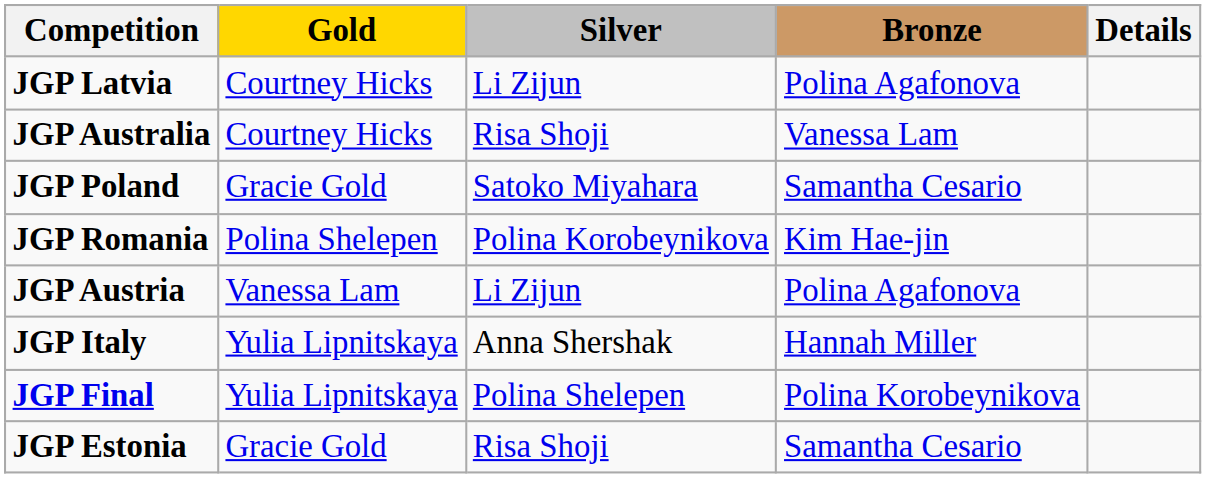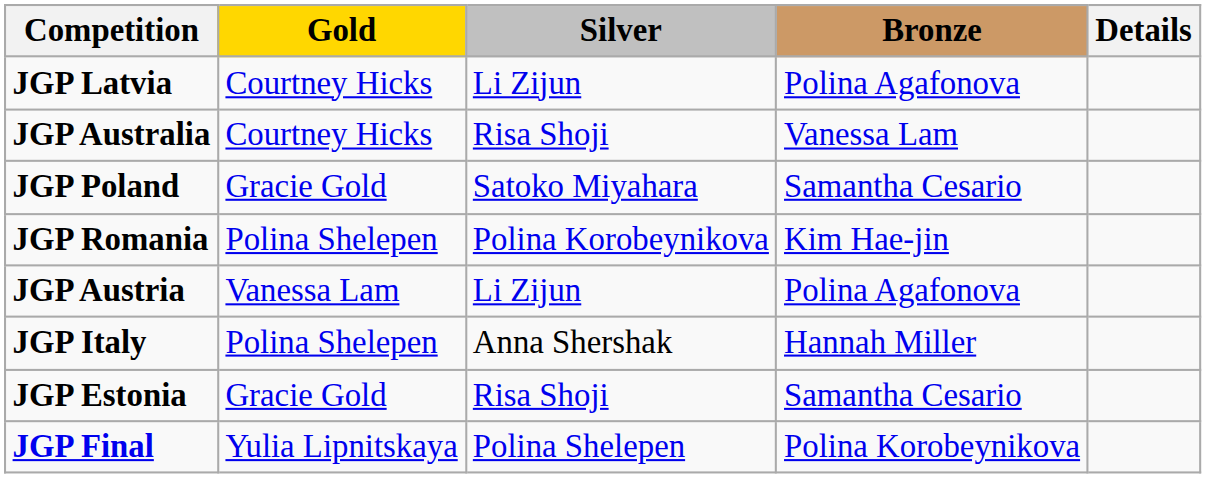(342, 342) Yulia Lipnitskaya -> (332, 342) Polina Shelepen
rows swapped: (100, 446) <-> (83, 394)
